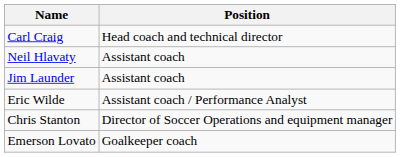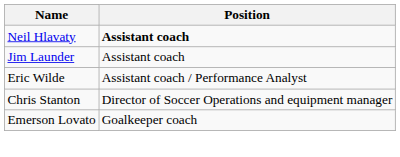- row: (35, 36)
(143, 57) normal -> (145, 36) bold
